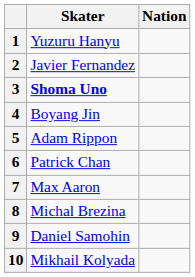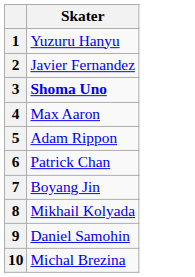- column: (164, 16)
(65, 114) Boyang Jin -> (65, 114) Max Aaron
(65, 187) Max Aaron -> (65, 187) Boyang Jin
(78, 211) Michal Brezina -> (83, 211) Mikhail Kolyada
(83, 260) Mikhail Kolyada -> (78, 260) Michal Brezina
